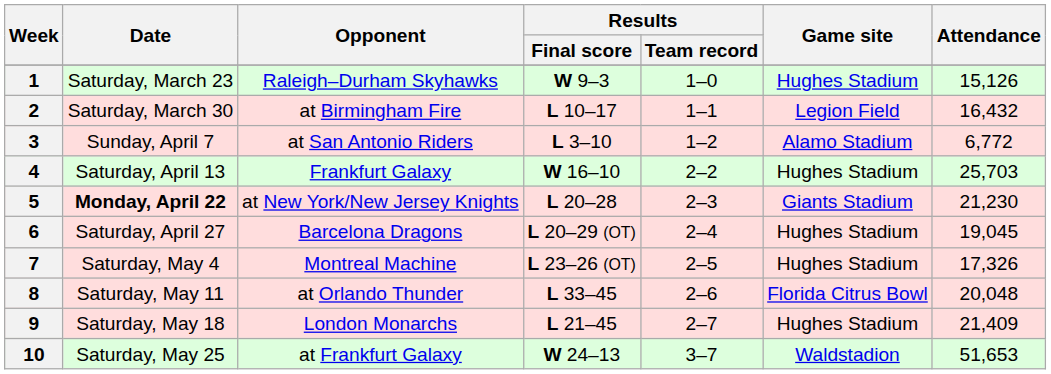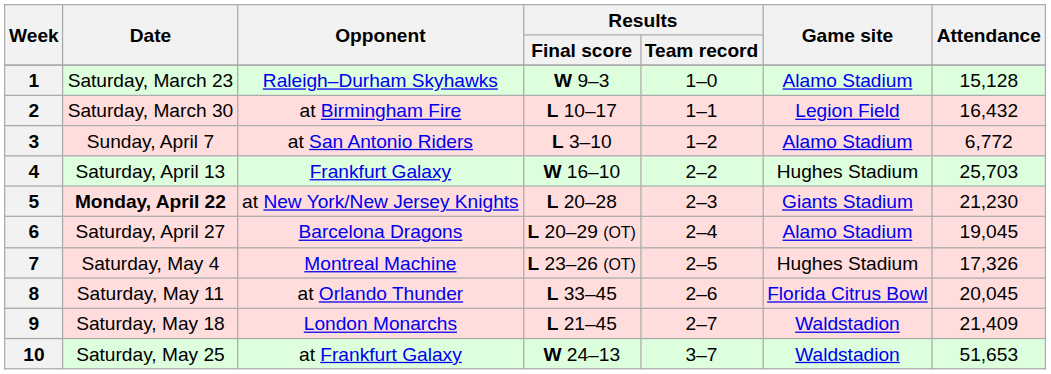(847, 81) Hughes Stadium -> (847, 81) Alamo Stadium
(989, 81) 15,126 -> (989, 81) 15,128
(847, 232) Hughes Stadium -> (847, 232) Alamo Stadium
(989, 293) 20,048 -> (989, 293) 20,045
(847, 323) Hughes Stadium -> (847, 323) Waldstadion
